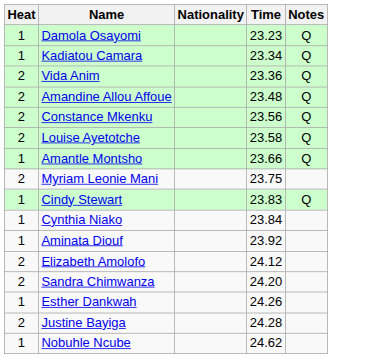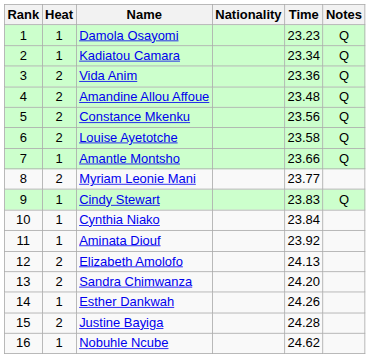+ column: (23, 14)
(266, 179) 23.75 -> (304, 179) 23.77
(266, 261) 24.12 -> (304, 261) 24.13
